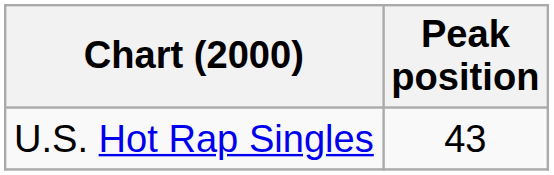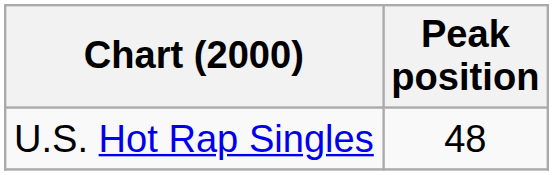(465, 137) 43 -> (465, 137) 48
